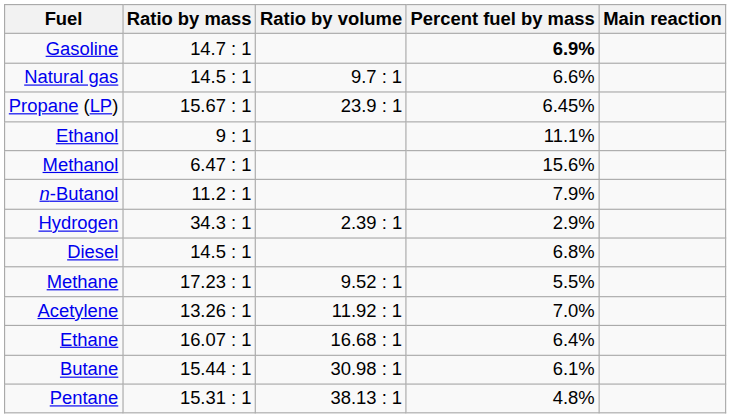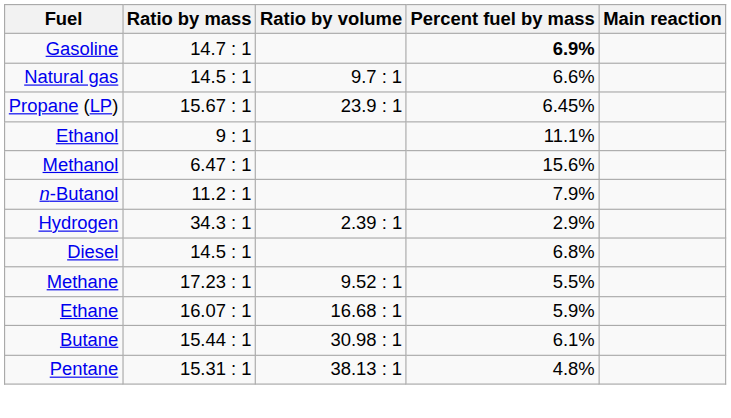- row: (78, 310)
(574, 340) 6.4% -> (574, 310) 5.9%
